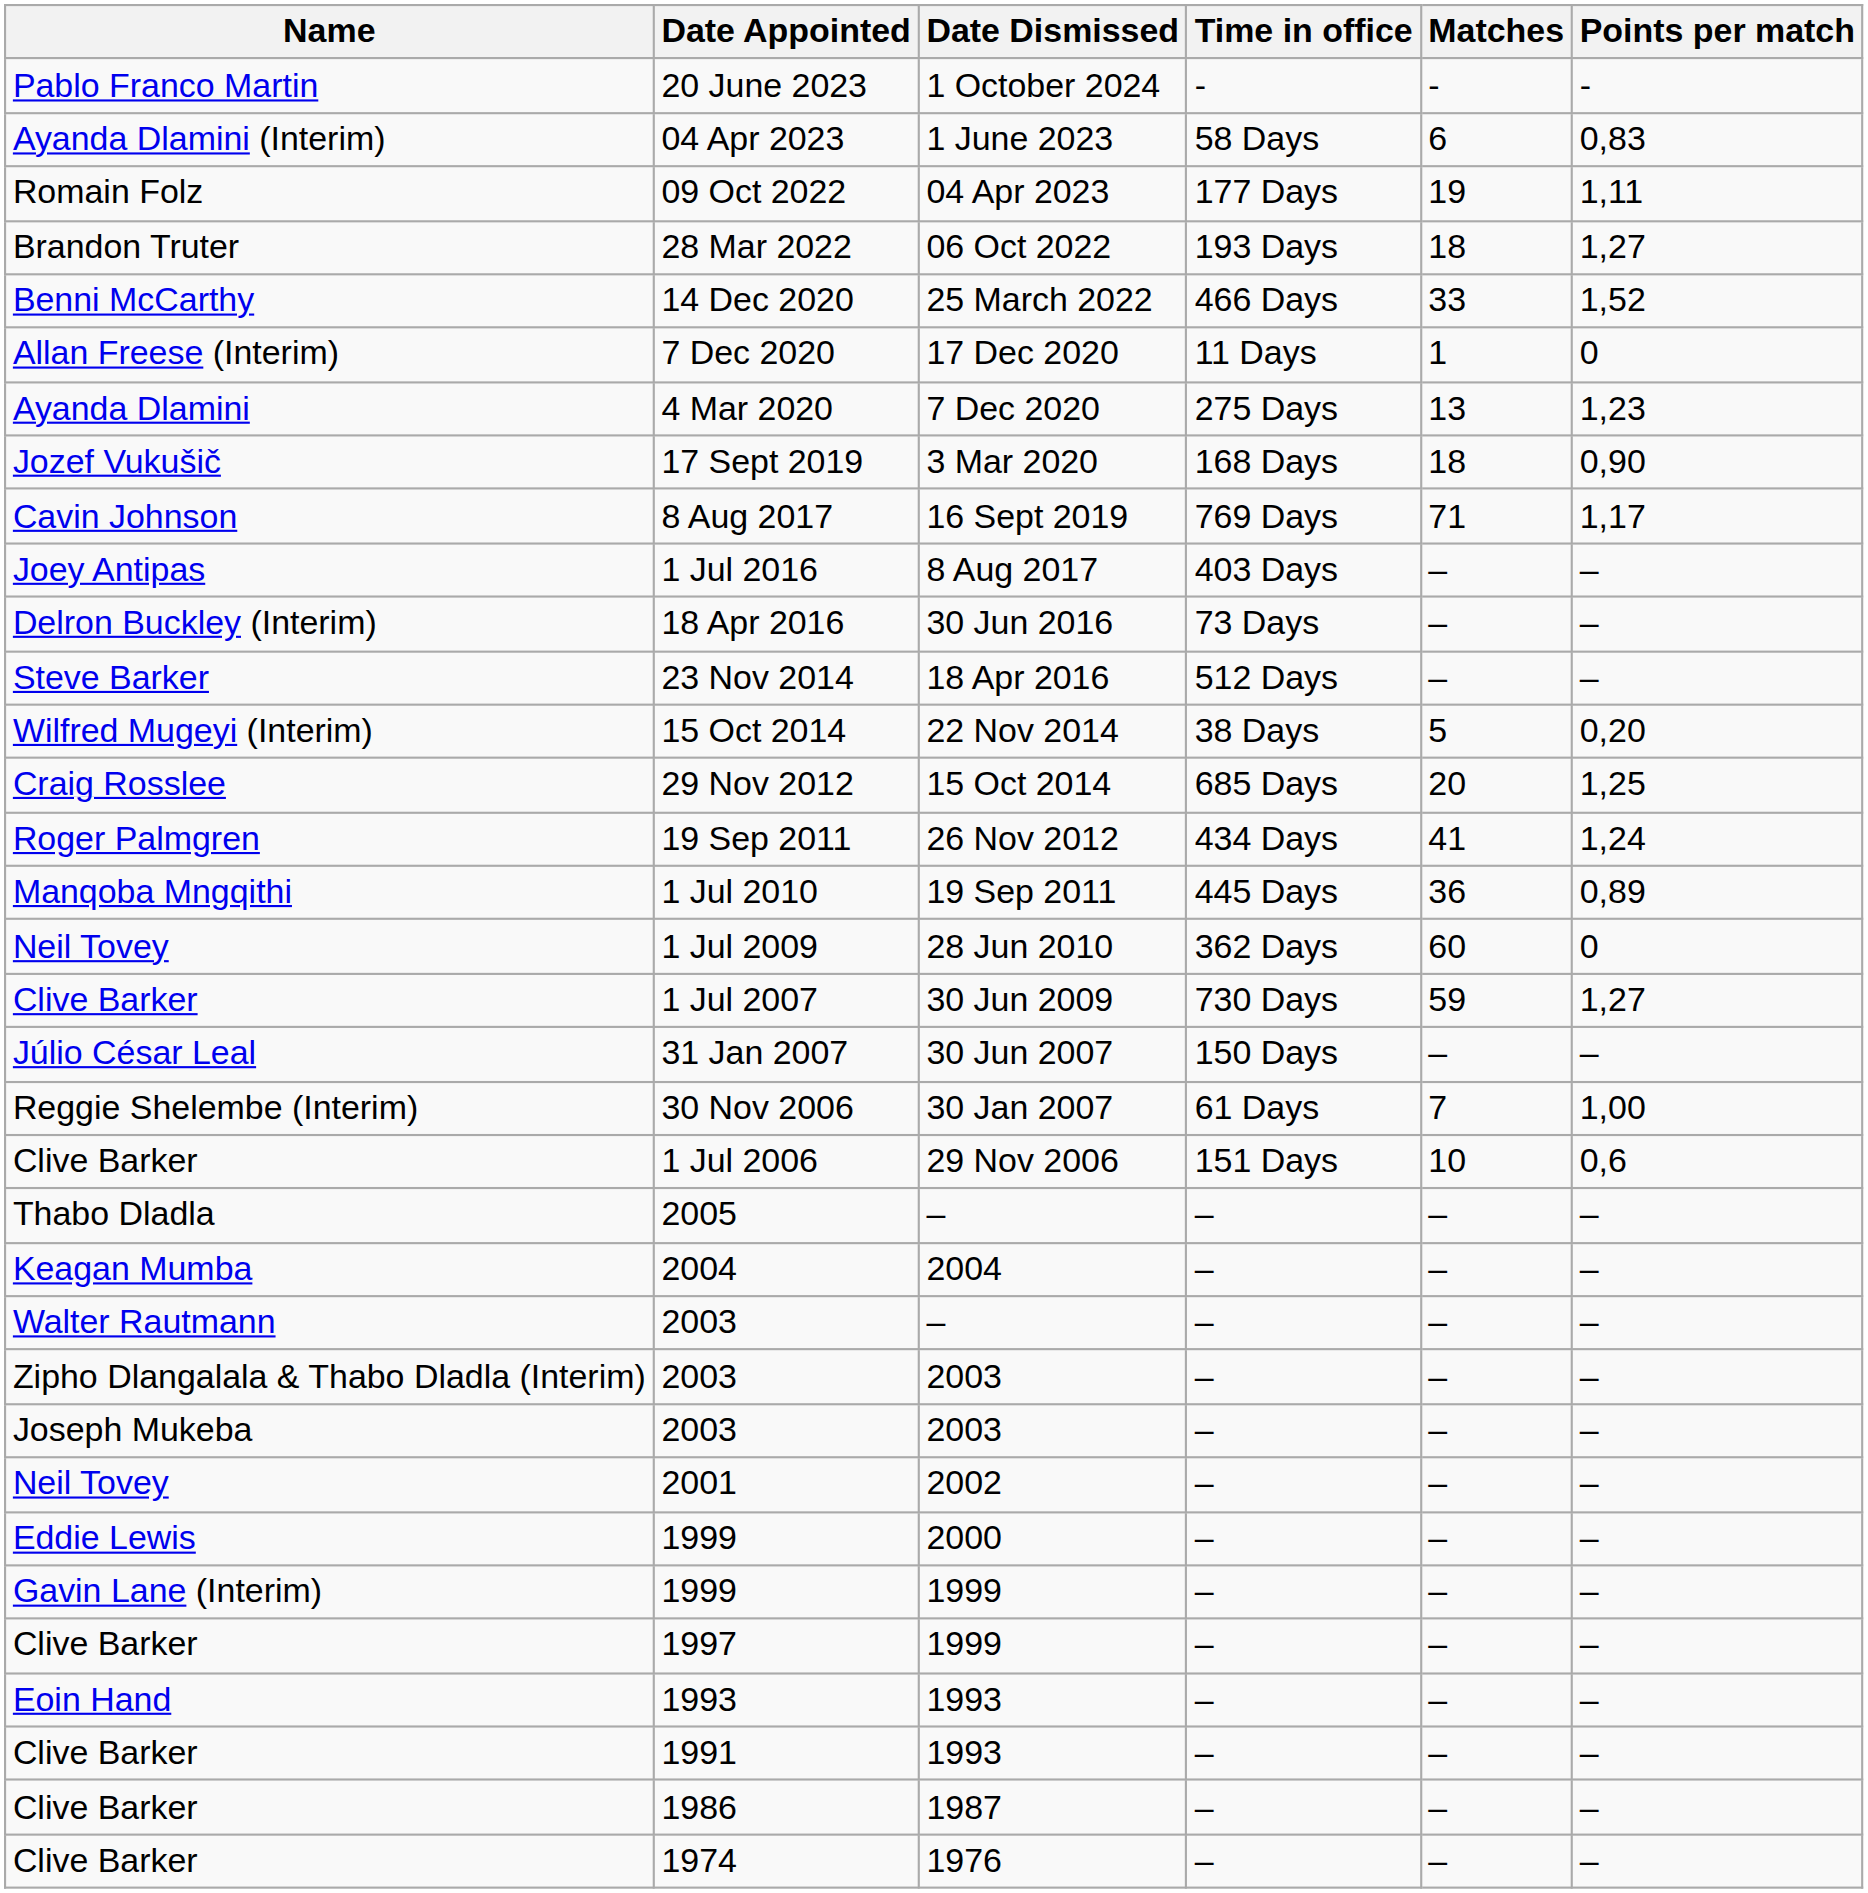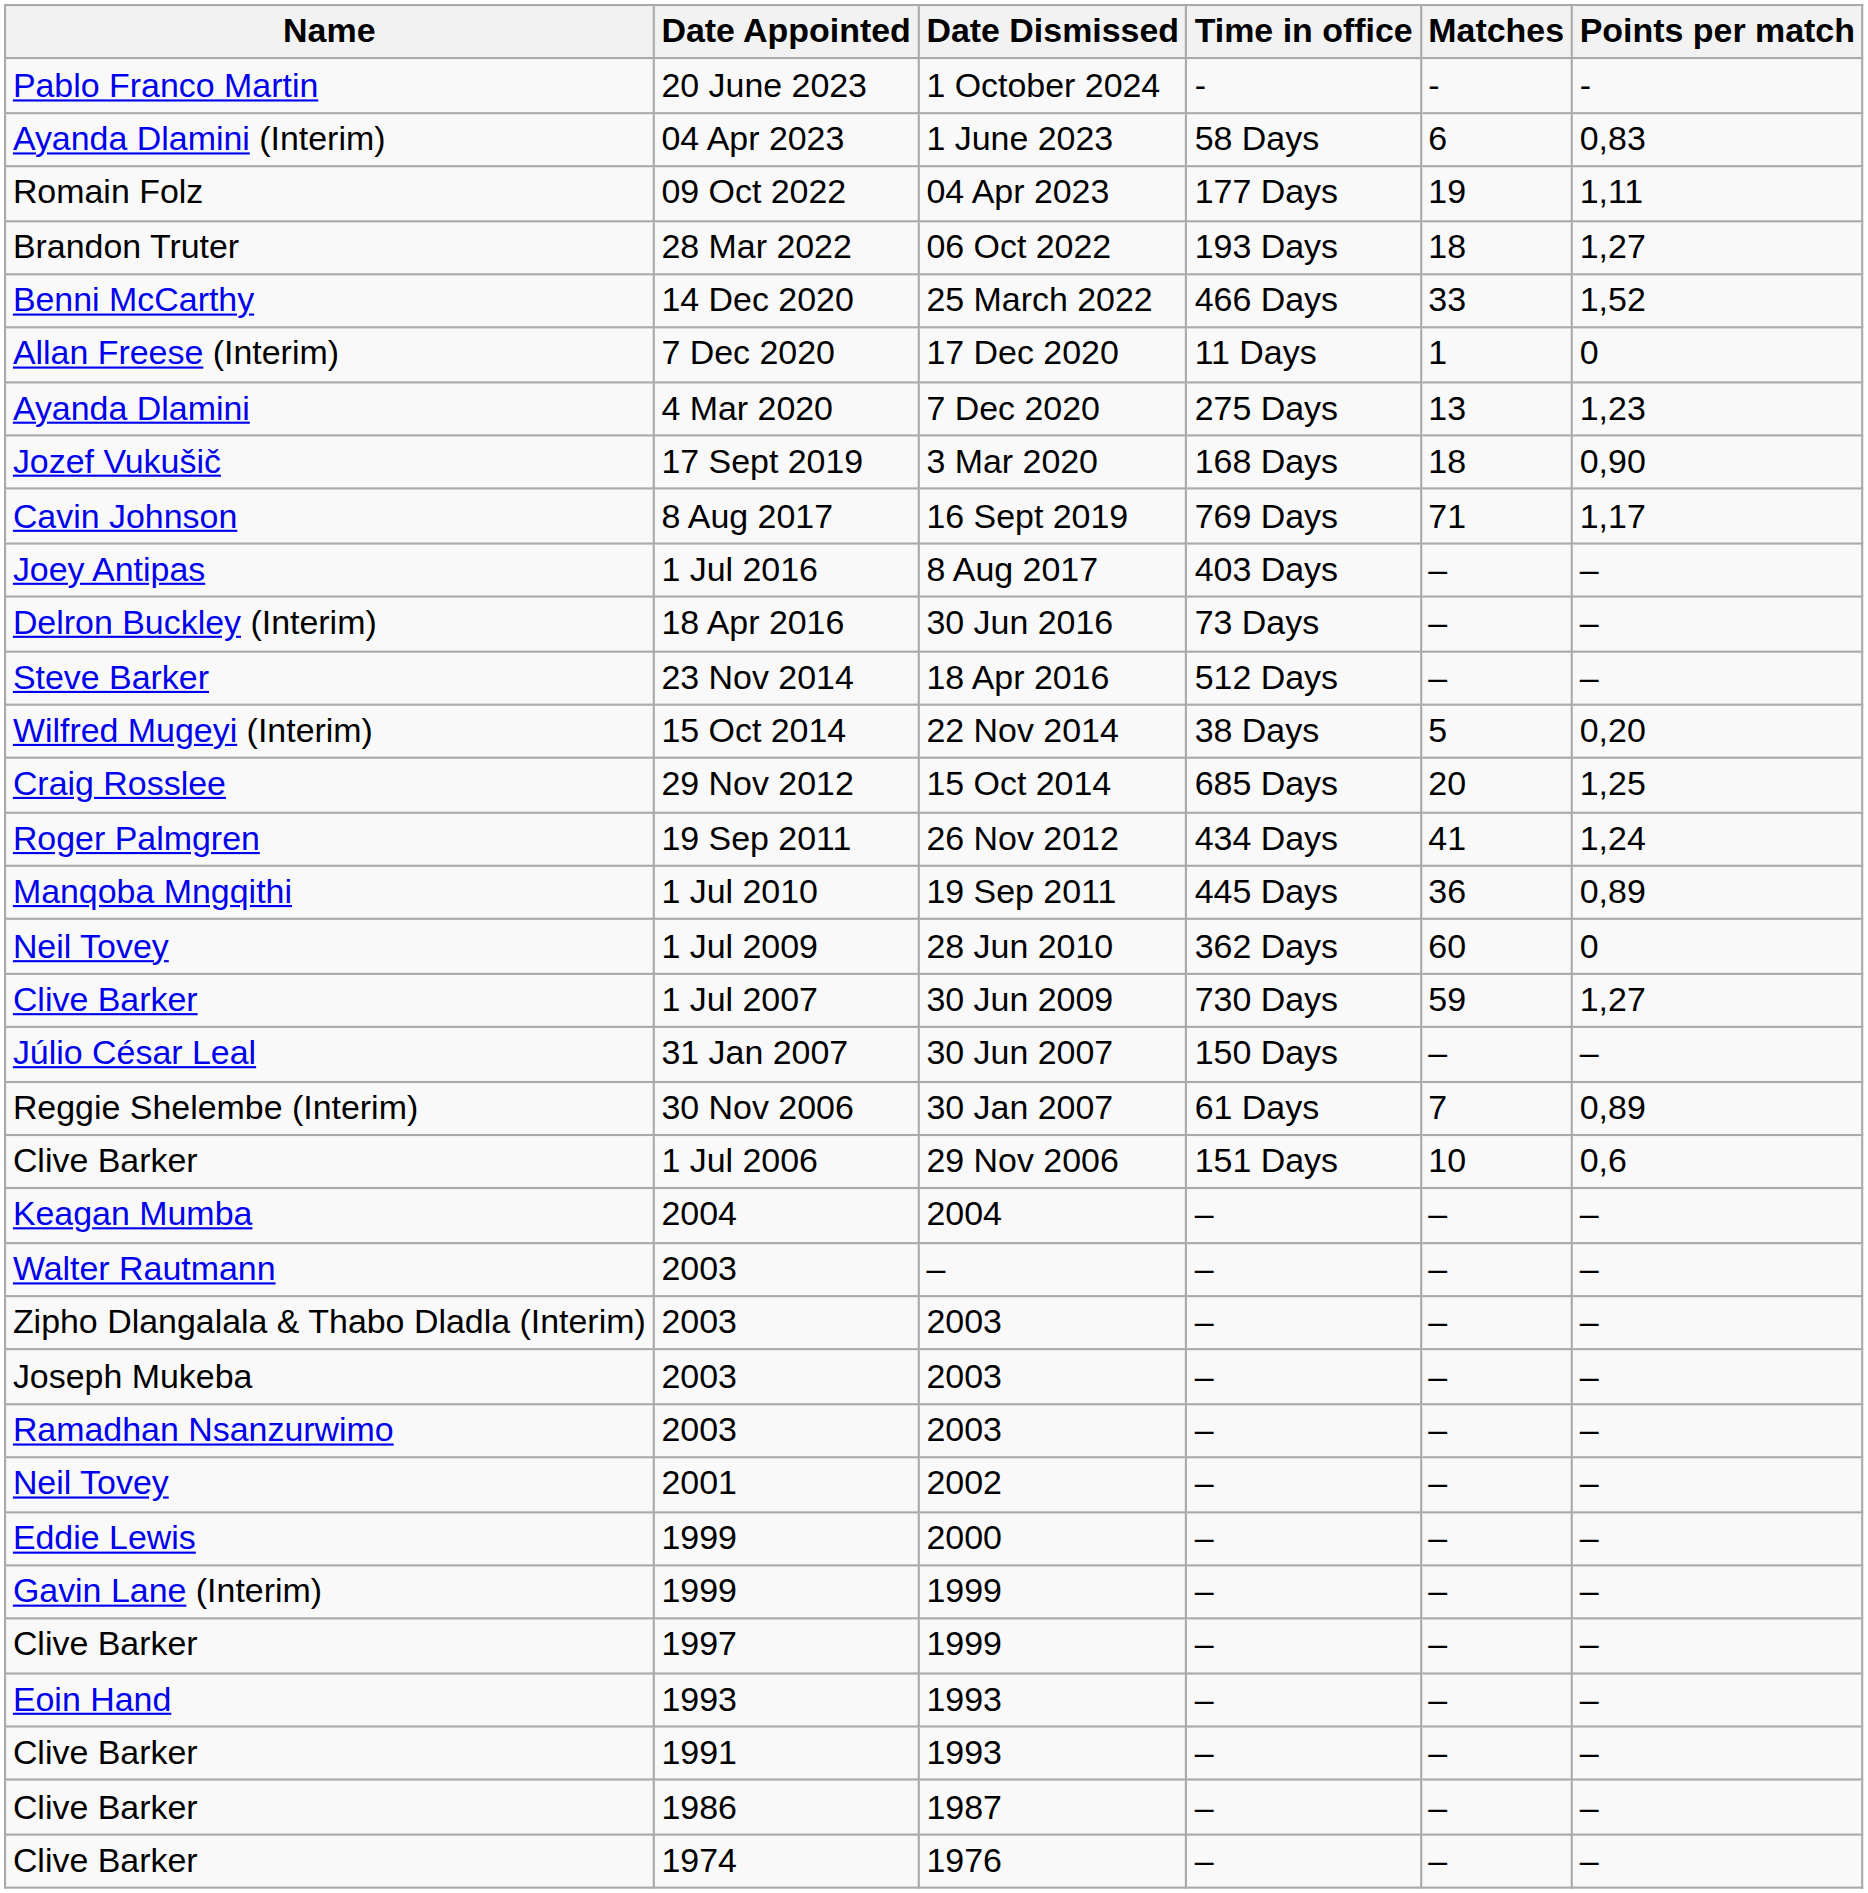(1613, 1107) 1,00 -> (1613, 1107) 0,89
- row: (114, 1214)
+ row: (203, 1430)
